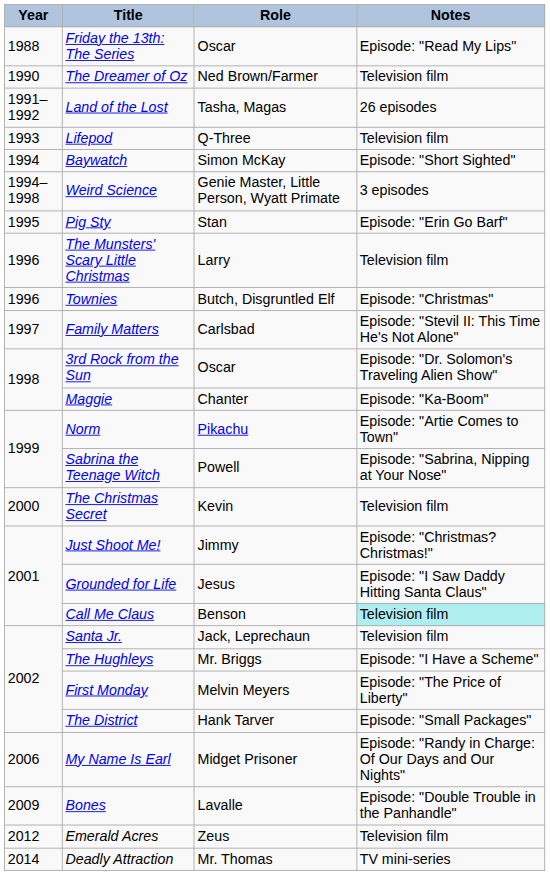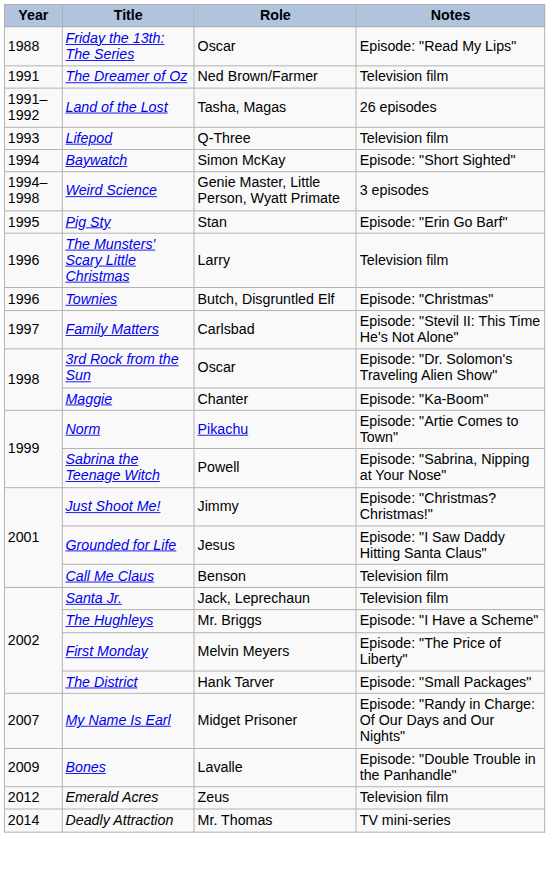(24, 76) 1990 -> (24, 76) 1991
- row: (112, 506)
(404, 614) paleturquoise background -> (404, 575) no background
(24, 759) 2006 -> (24, 720) 2007
